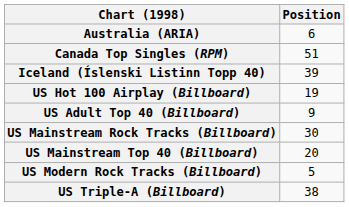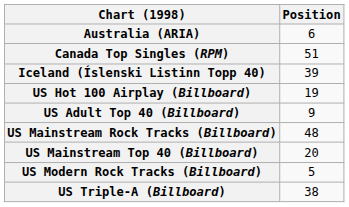(312, 133) 30 -> (312, 133) 48
